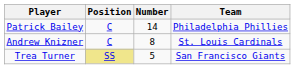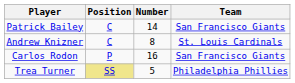(230, 27) Philadelphia Phillies -> (230, 27) San Francisco Giants
+ row: (45, 56)
(230, 56) San Francisco Giants -> (230, 71) Philadelphia Phillies
